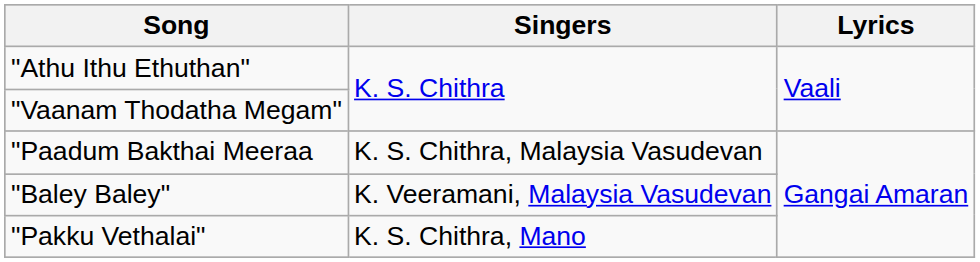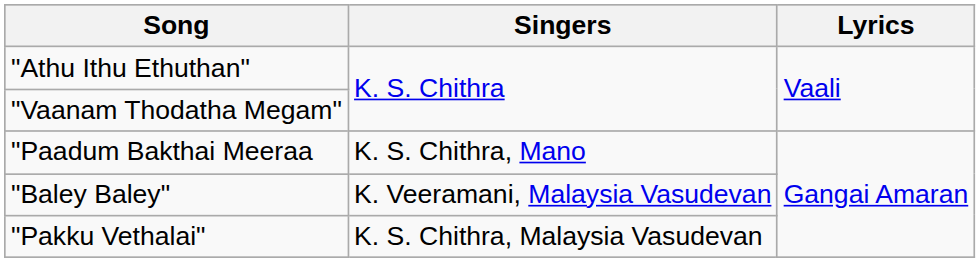(558, 151) K. S. Chithra, Malaysia Vasudevan -> (470, 151) K. S. Chithra, Mano
(470, 236) K. S. Chithra, Mano -> (558, 236) K. S. Chithra, Malaysia Vasudevan
